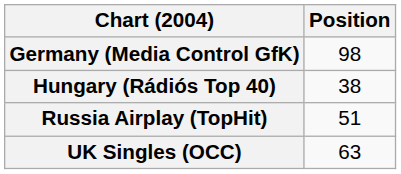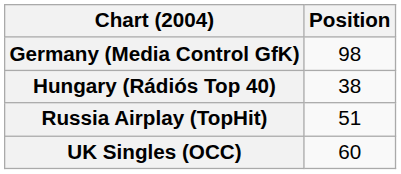(350, 151) 63 -> (350, 151) 60
